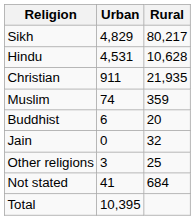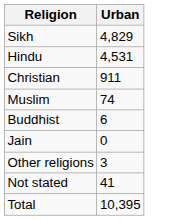- column: (167, 15)
